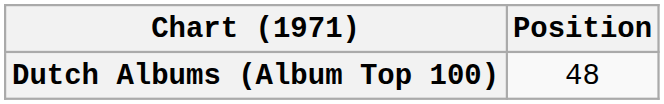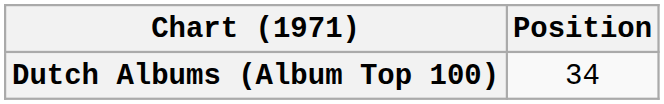(583, 76) 48 -> (583, 76) 34
